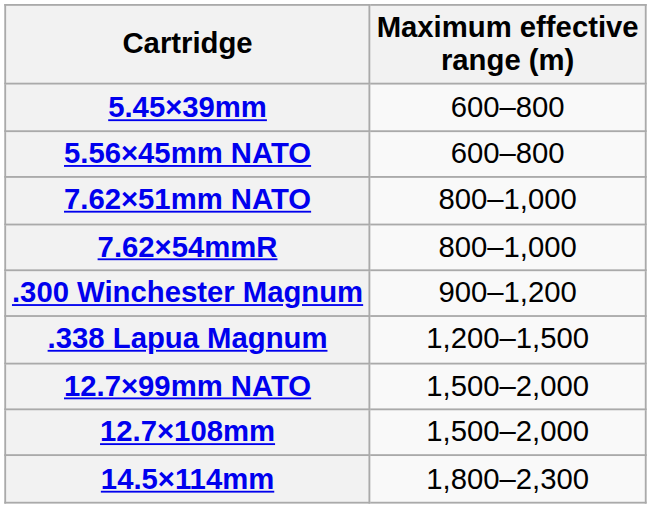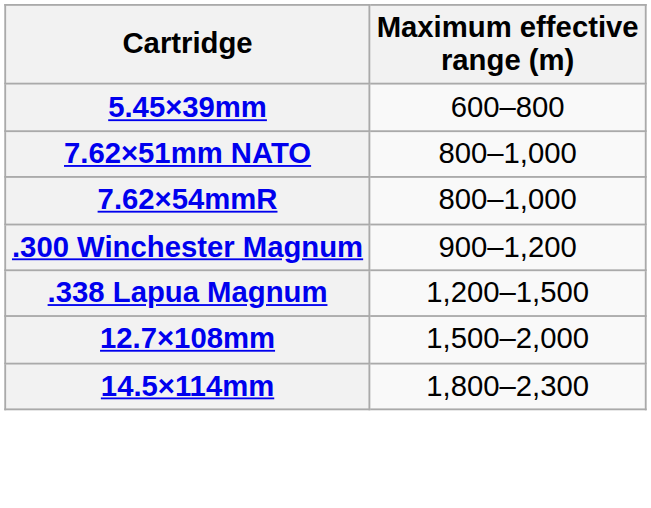- row: (188, 153)
- row: (188, 385)
